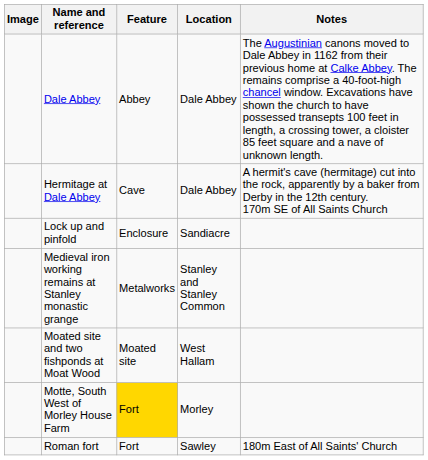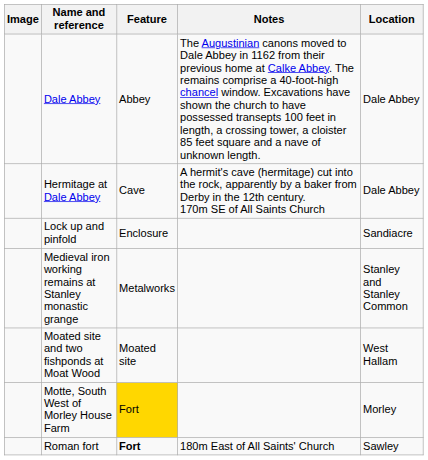columns swapped: (209, 19) <-> (332, 19)
(129, 446) normal -> (130, 446) bold
